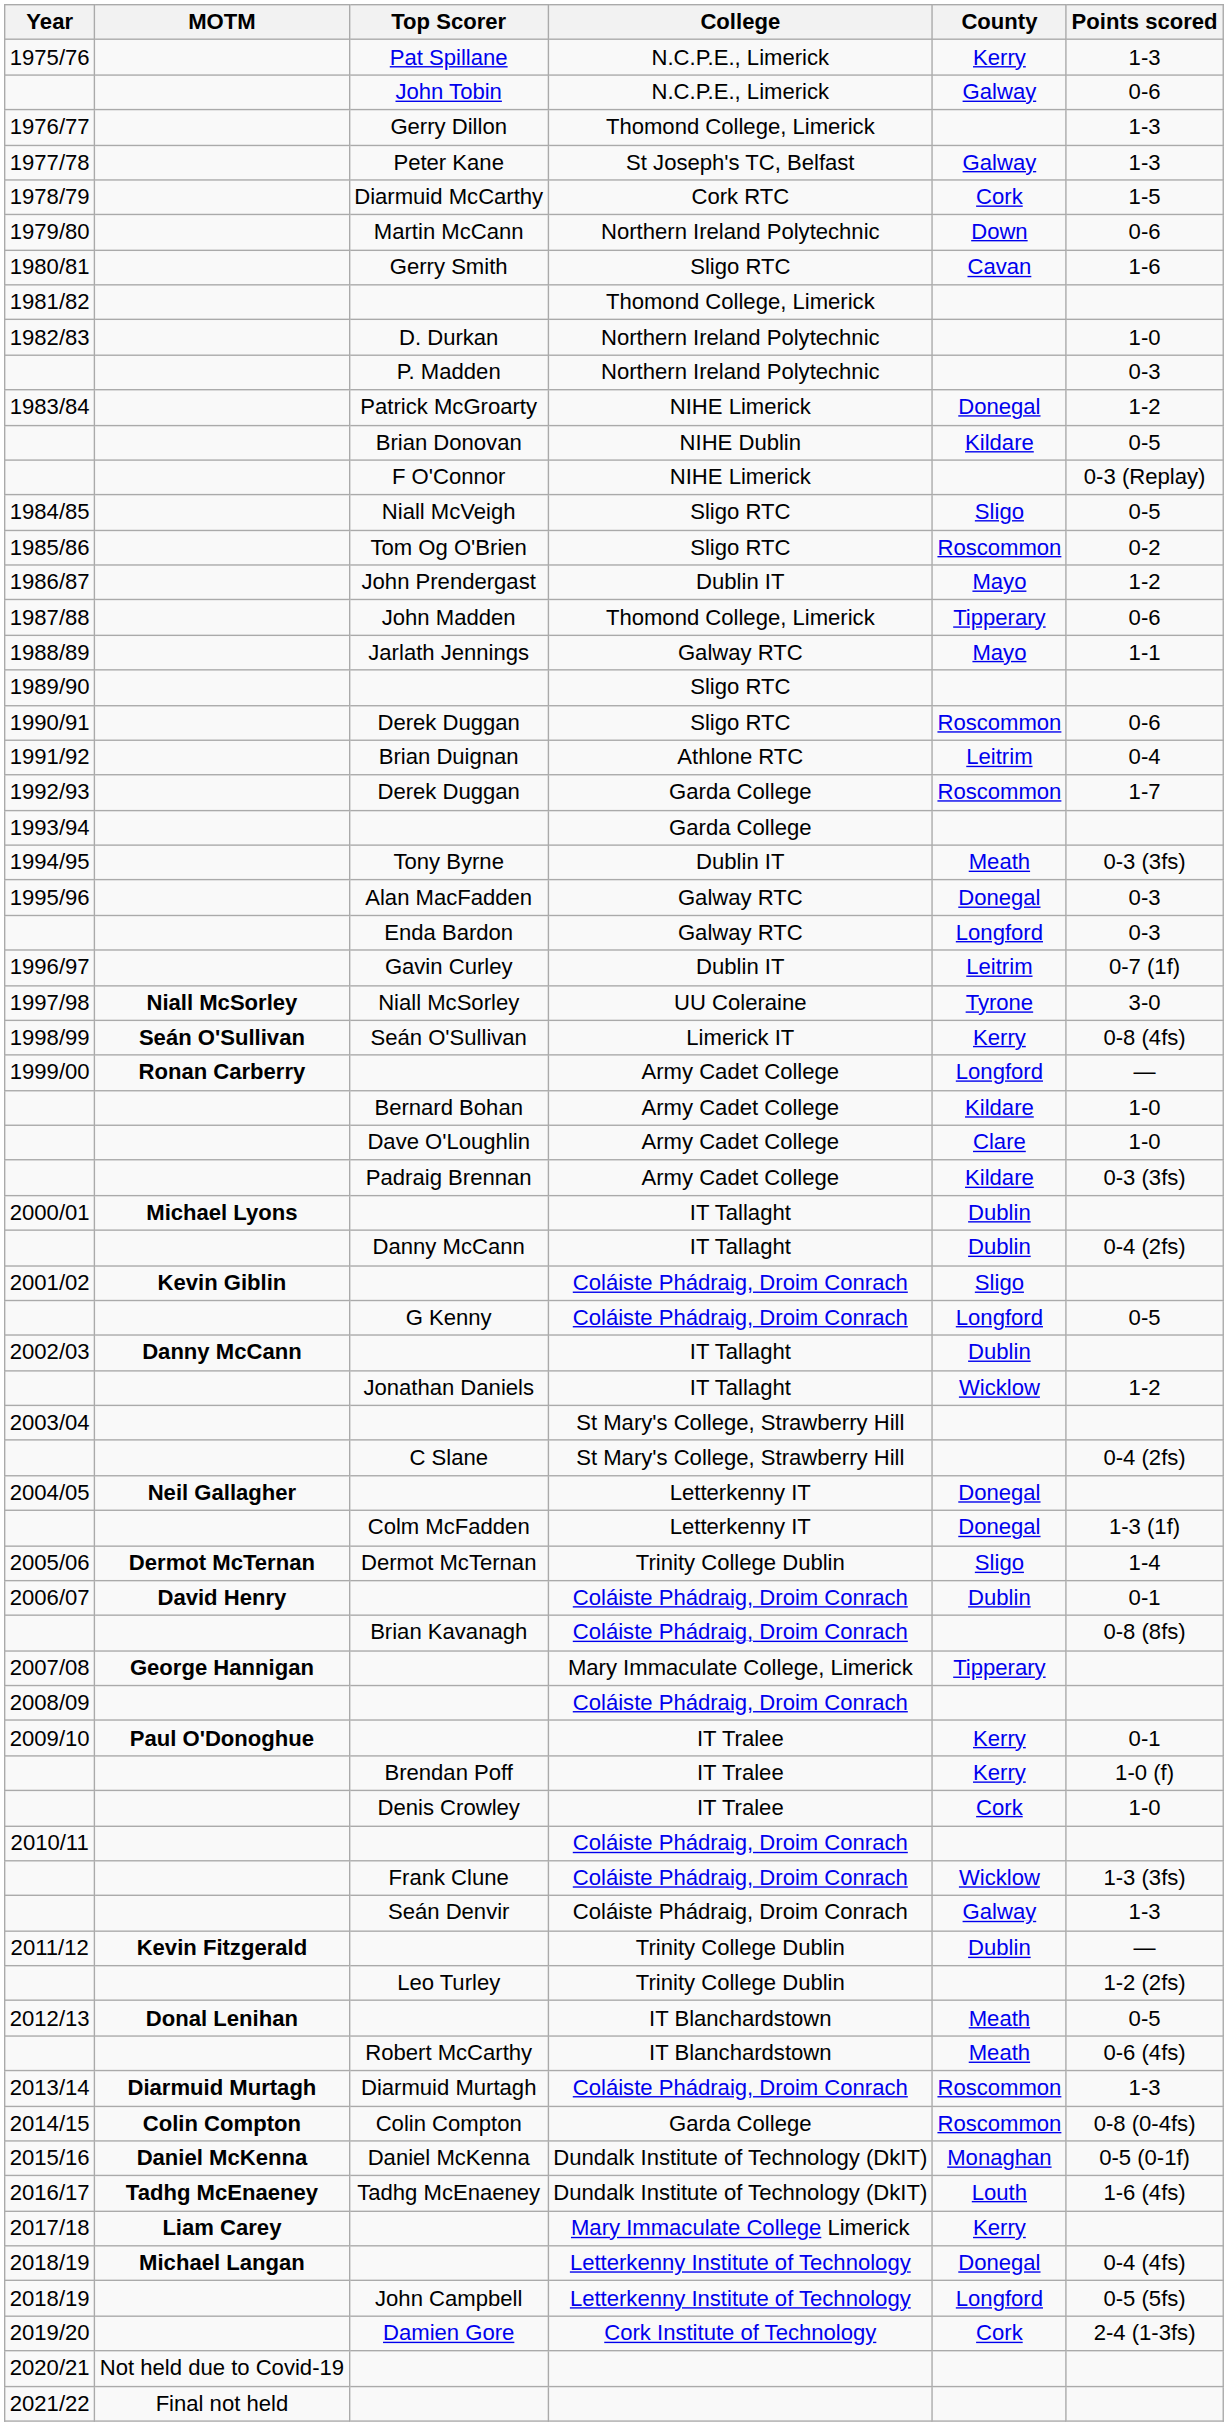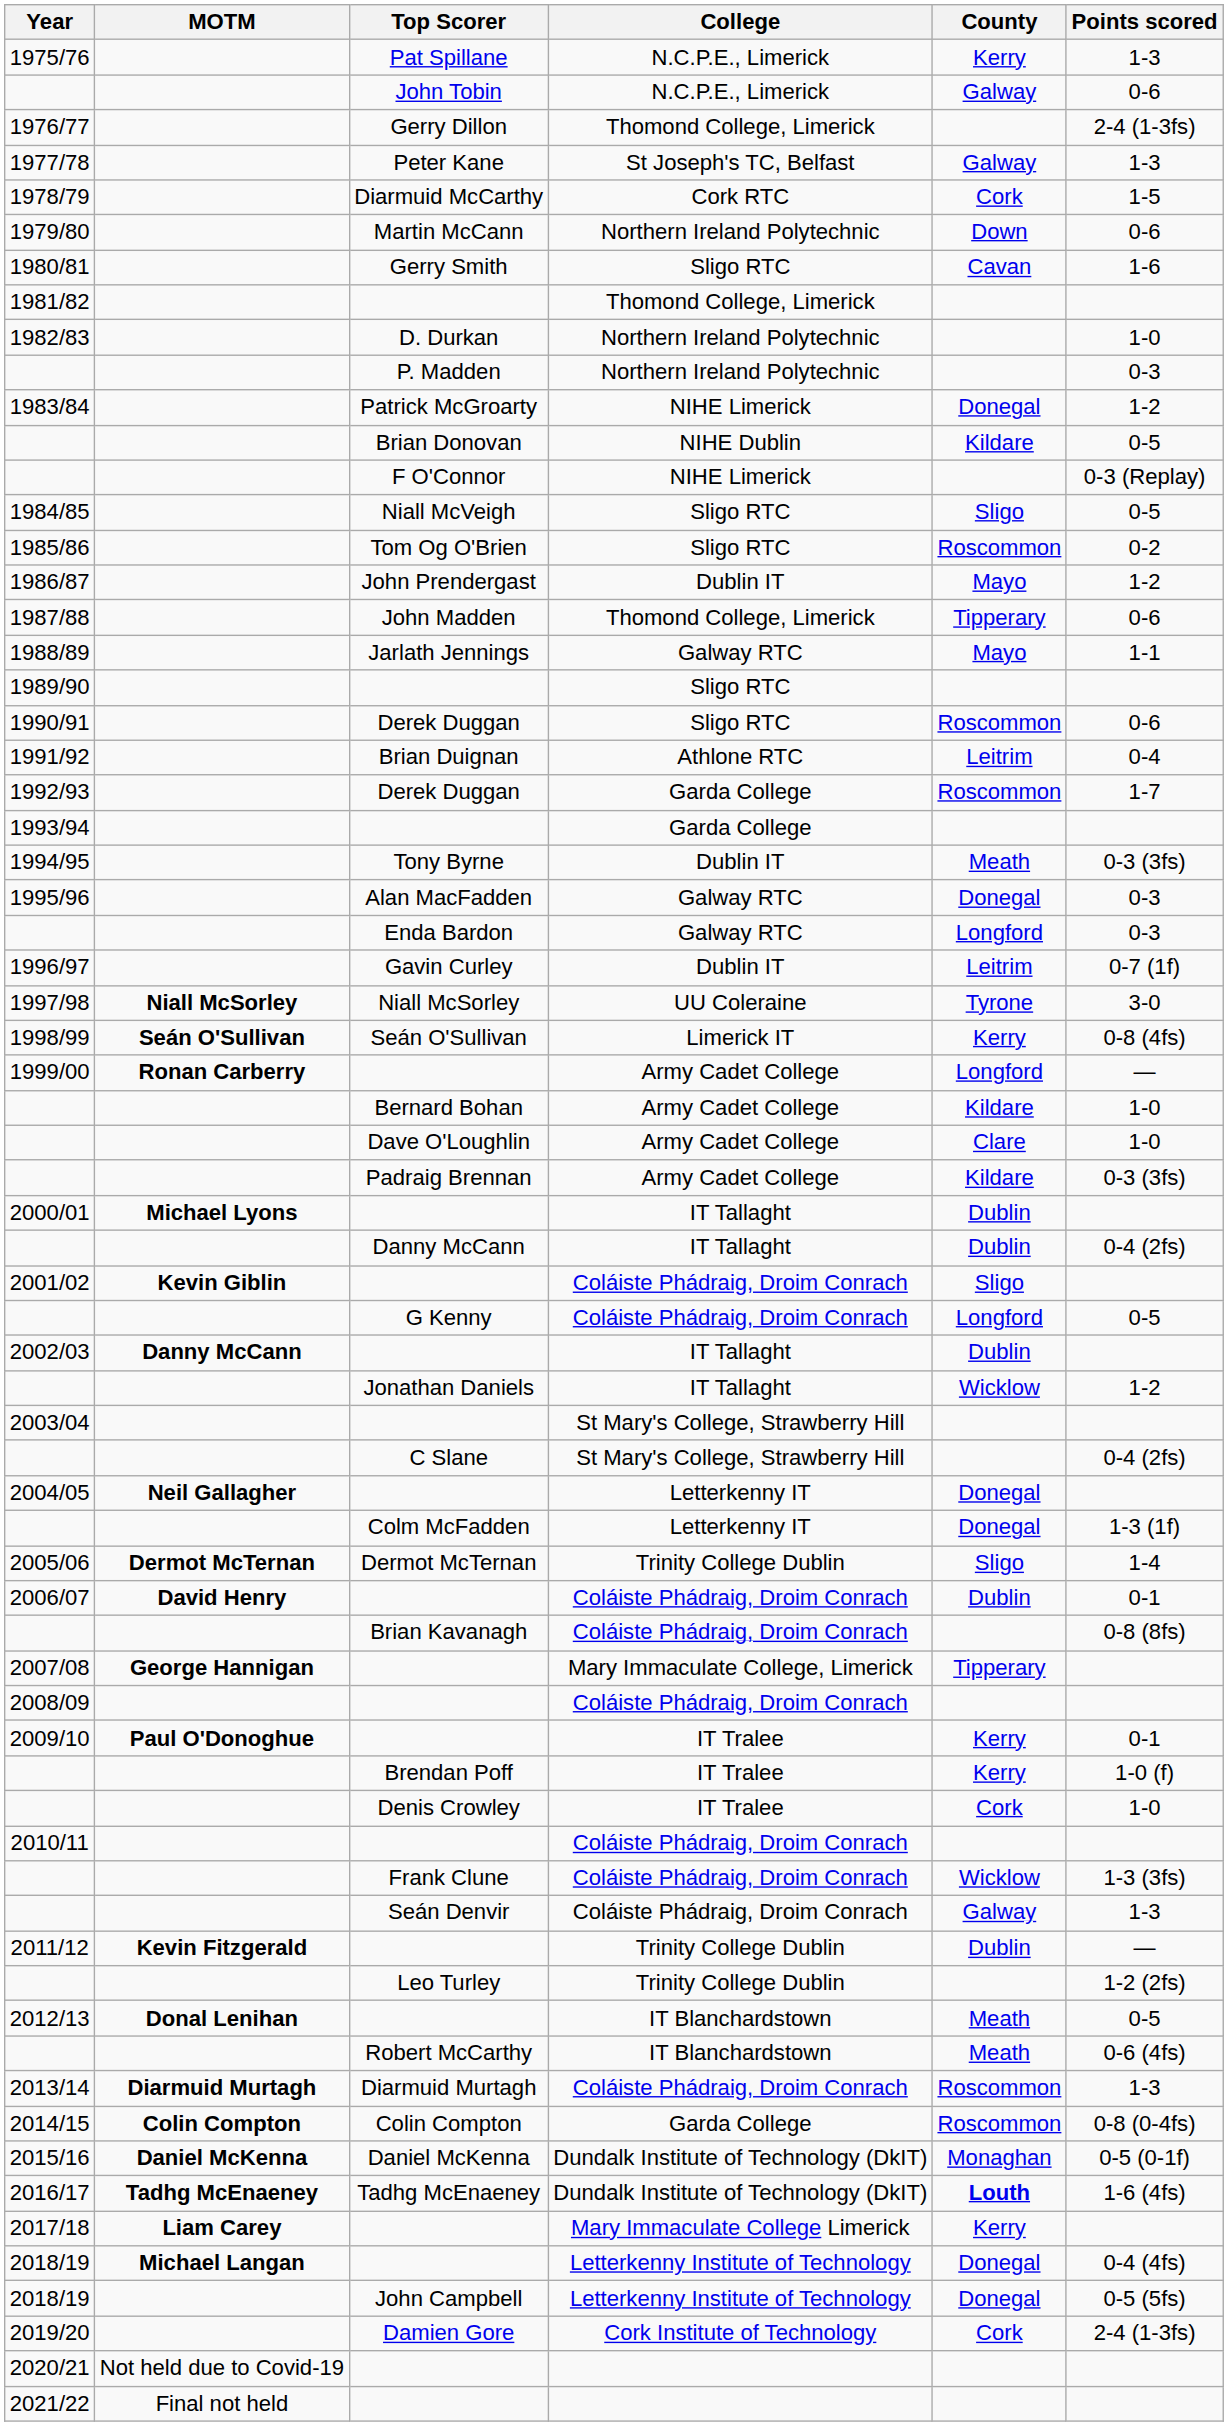(1145, 127) 1-3 -> (1145, 127) 2-4 (1-3fs)
(999, 2193) normal -> (999, 2193) bold
(999, 2298) Longford -> (999, 2298) Donegal
